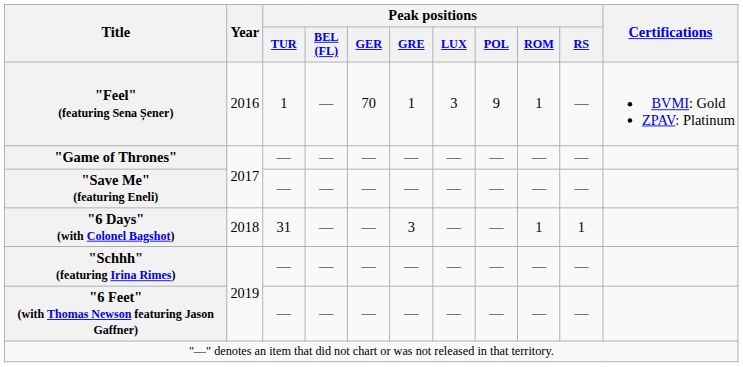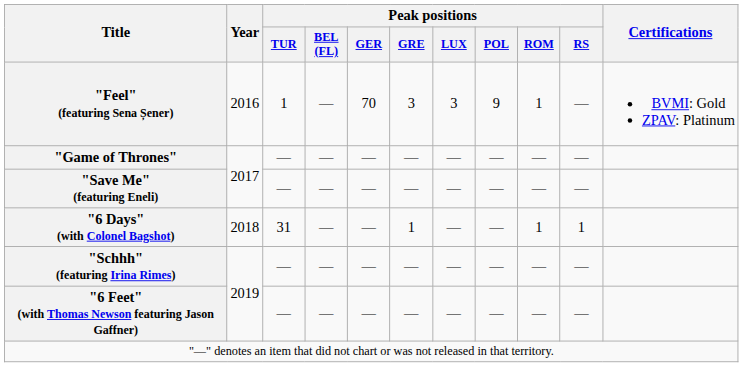(411, 103) 1 -> (411, 103) 3
(411, 227) 3 -> (411, 227) 1
